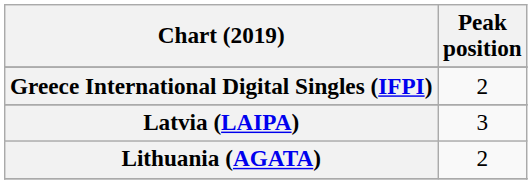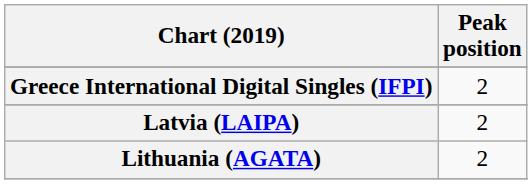(482, 122) 3 -> (482, 122) 2
